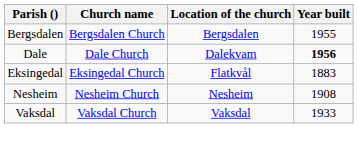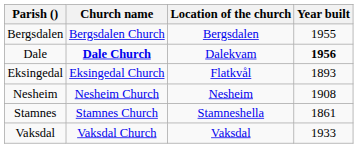(117, 53) normal -> (117, 53) bold
(323, 73) 1883 -> (323, 73) 1893
+ row: (35, 113)
